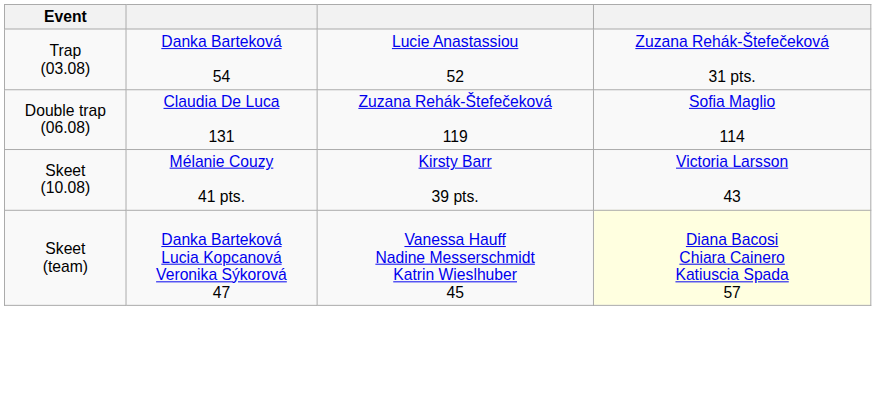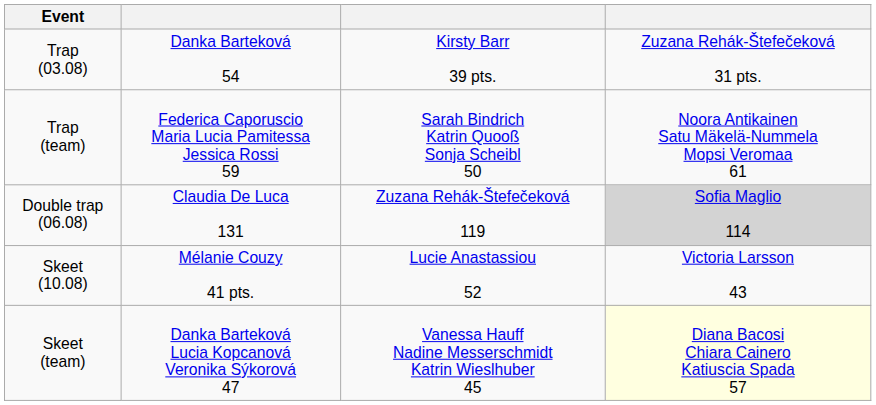(455, 59) Lucie Anastassiou 52 -> (473, 59) Kirsty Barr 39 pts.
+ row: (63, 137)
(732, 119) no background -> (738, 215) lightgrey background
(455, 179) Kirsty Barr 39 pts. -> (473, 275) Lucie Anastassiou 52
